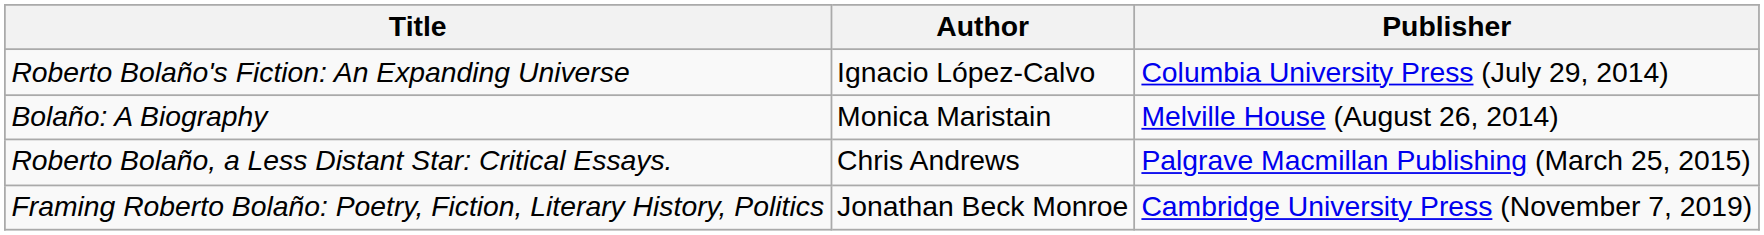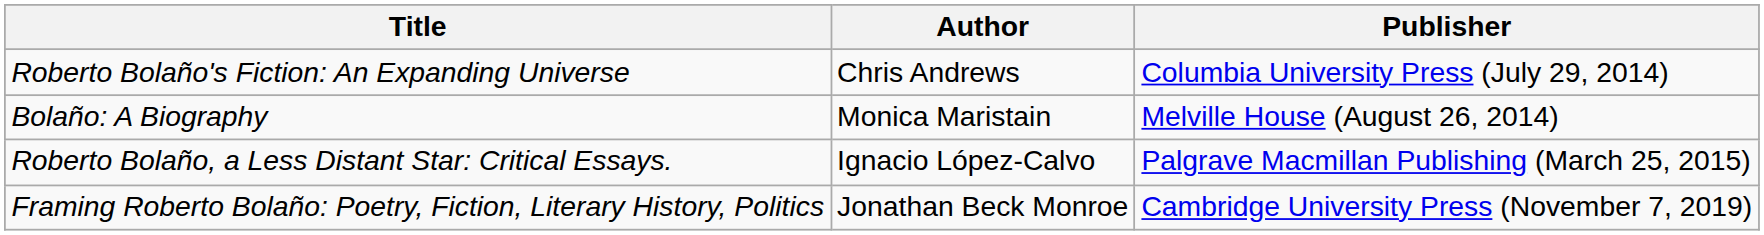(966, 71) Ignacio López-Calvo -> (928, 71) Chris Andrews
(928, 161) Chris Andrews -> (966, 161) Ignacio López-Calvo
